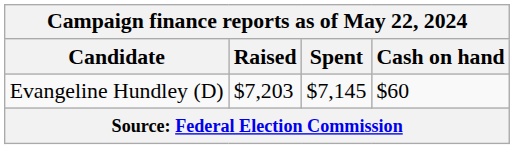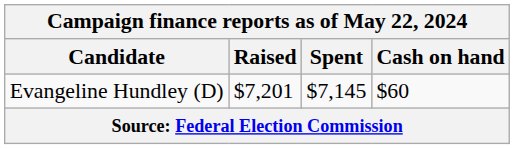(264, 90) $7,203 -> (264, 90) $7,201
